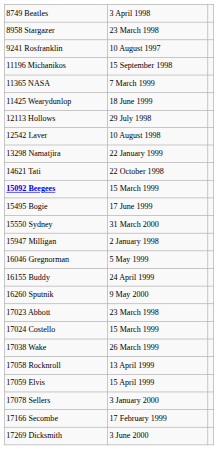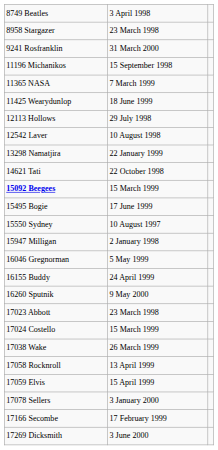(135, 48) 10 August 1997 -> (134, 48) 31 March 2000
(134, 224) 31 March 2000 -> (135, 224) 10 August 1997
